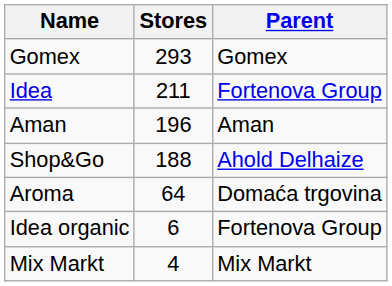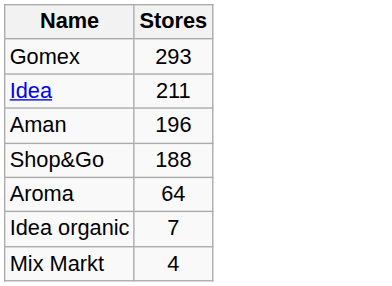- column: (299, 21)
(173, 228) 6 -> (173, 228) 7
